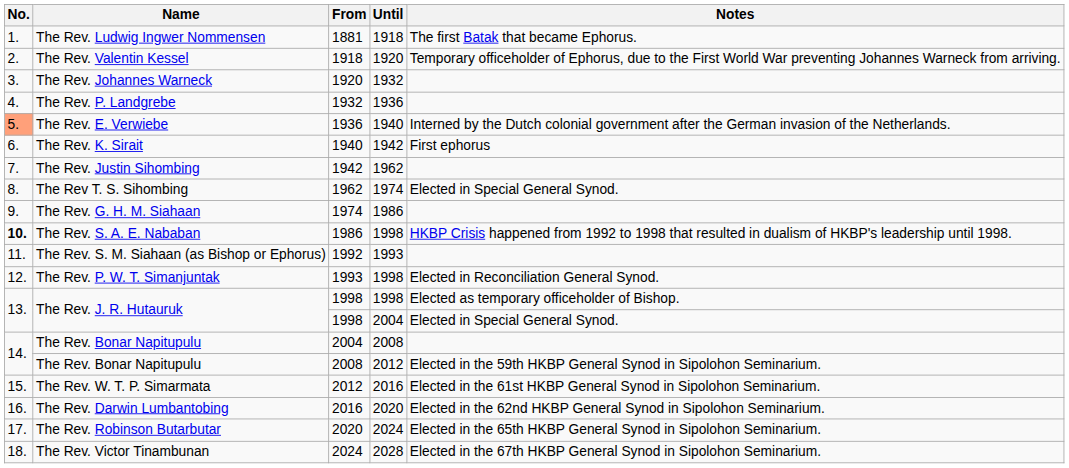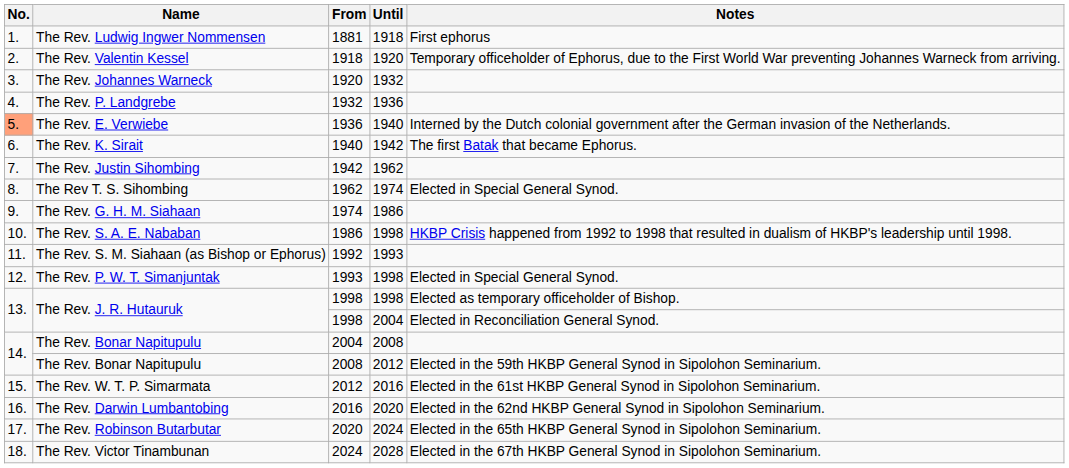(523, 37) The first Batak that became Ephorus. -> (450, 37) First ephorus
(450, 146) First ephorus -> (523, 146) The first Batak that became Ephorus.
(17, 233) bold -> (17, 233) normal
(534, 277) Elected in Reconciliation General Synod. -> (514, 277) Elected in Special General Synod.
(514, 320) Elected in Special General Synod. -> (534, 320) Elected in Reconciliation General Synod.
